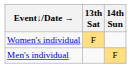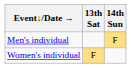rows swapped: (38, 55) <-> (44, 40)
